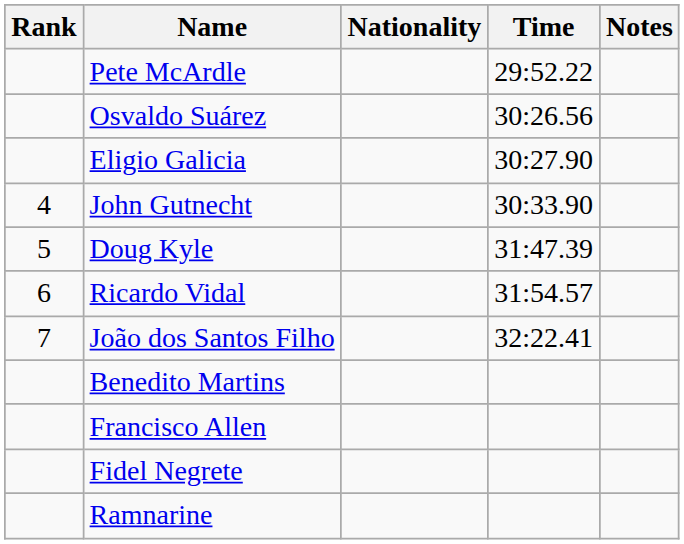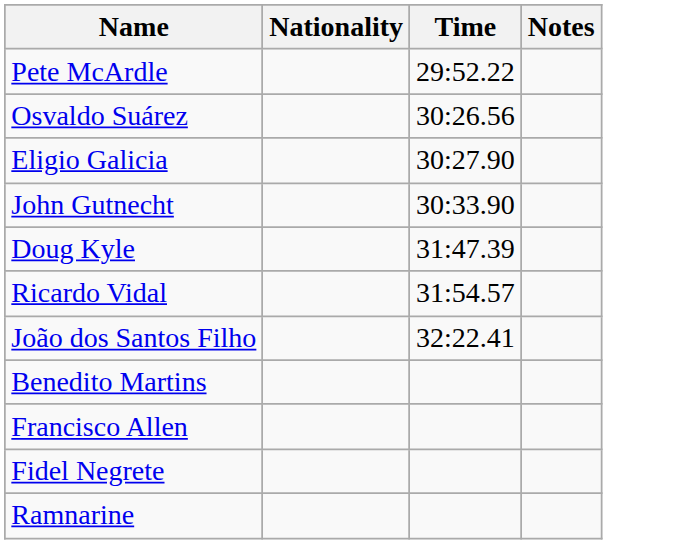- column: (44, 26)
